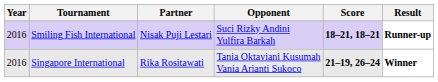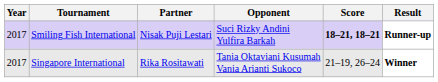(17, 35) 2016 -> (17, 35) 2017
(17, 63) 2016 -> (17, 63) 2017
(353, 63) bold -> (353, 63) normal
